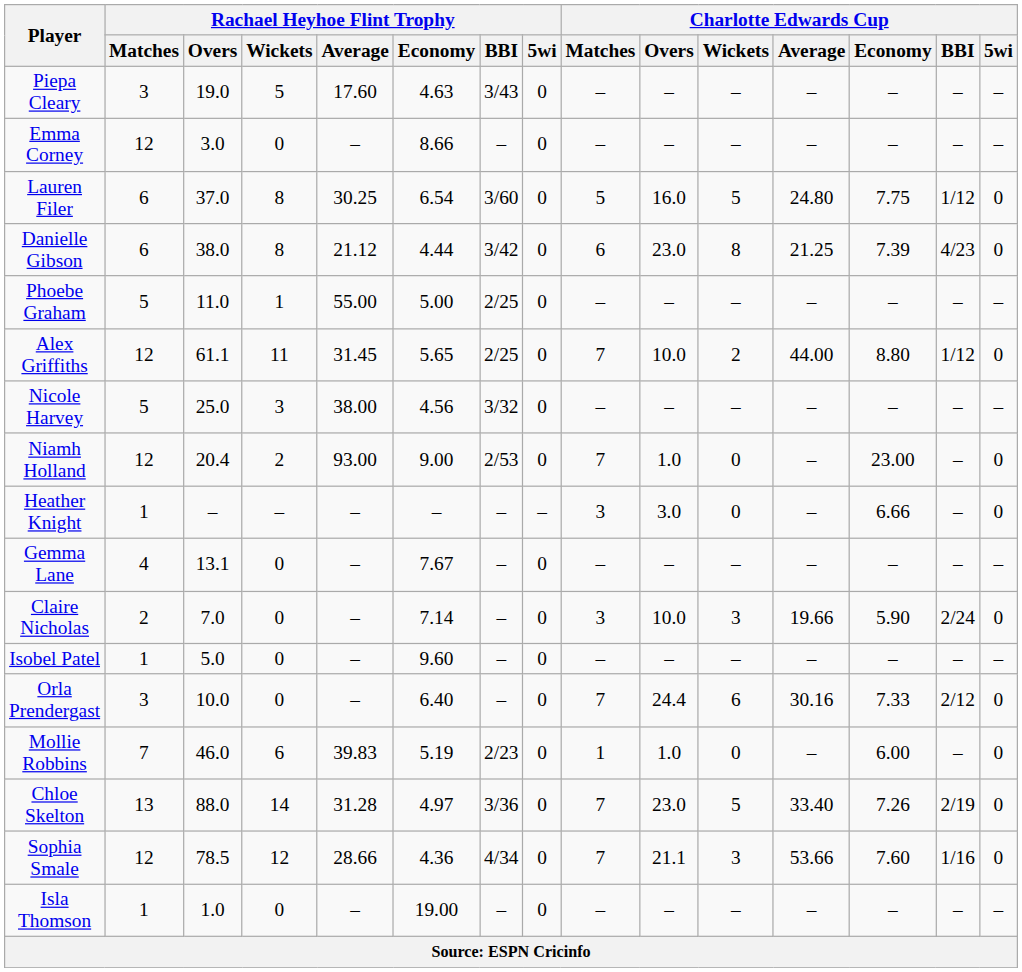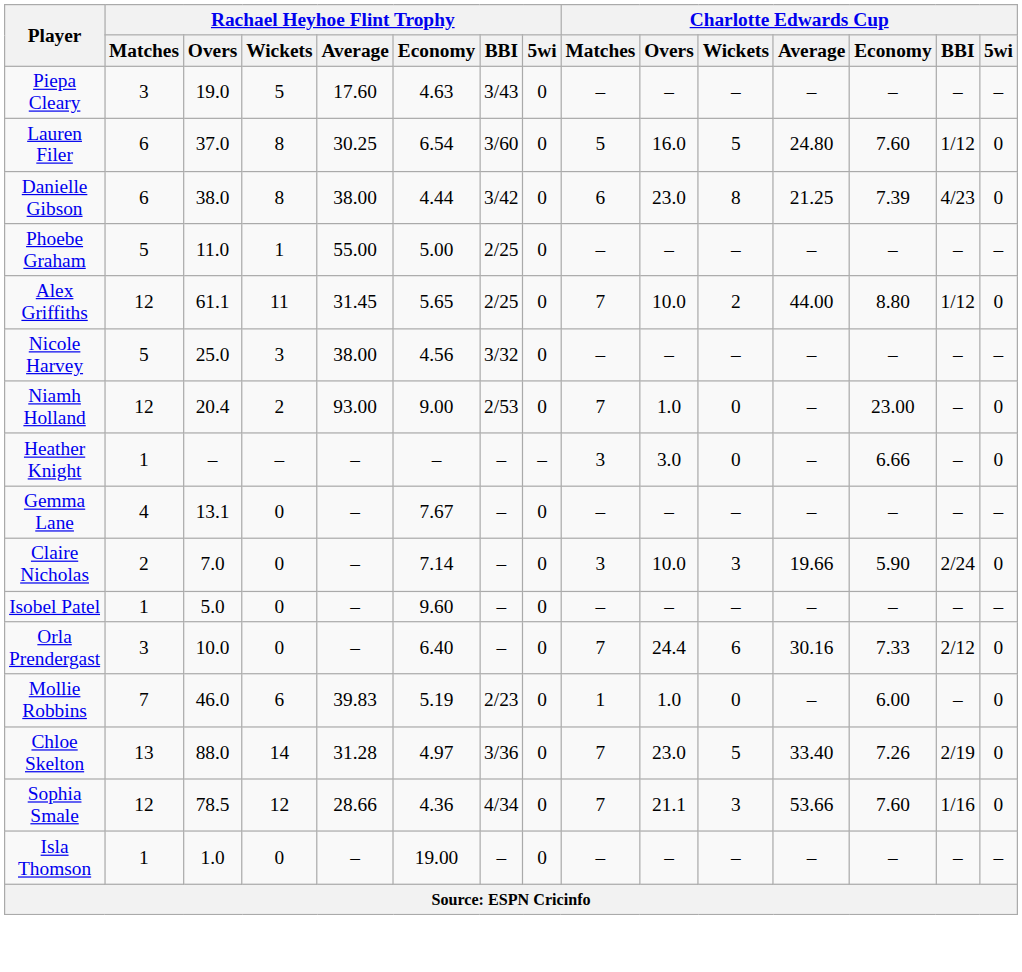- row: (55, 144)
(893, 197) 7.75 -> (893, 144) 7.60
(355, 249) 21.12 -> (355, 197) 38.00
